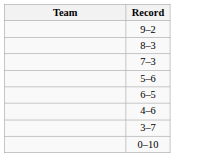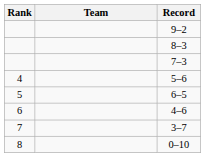+ column: (20, 12)
